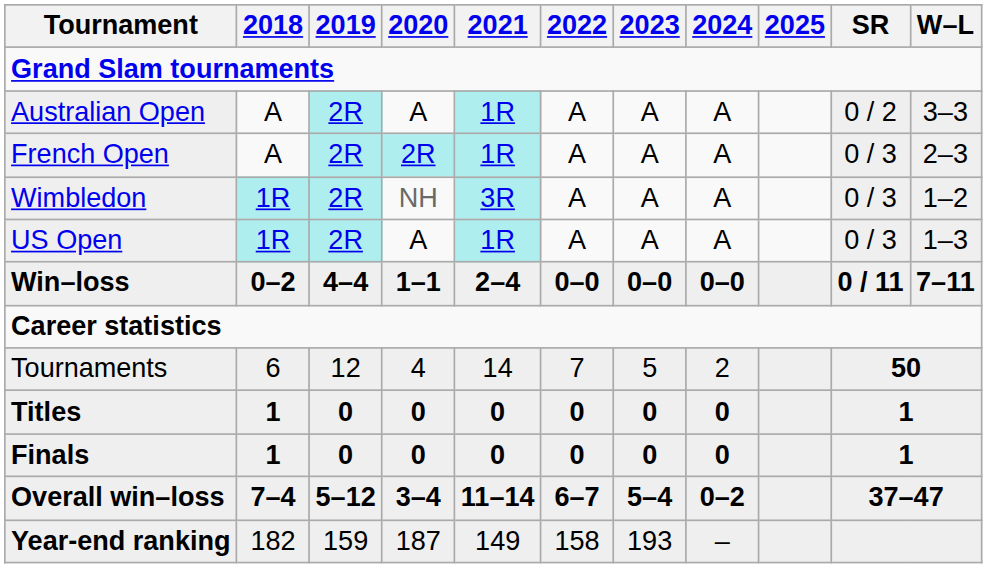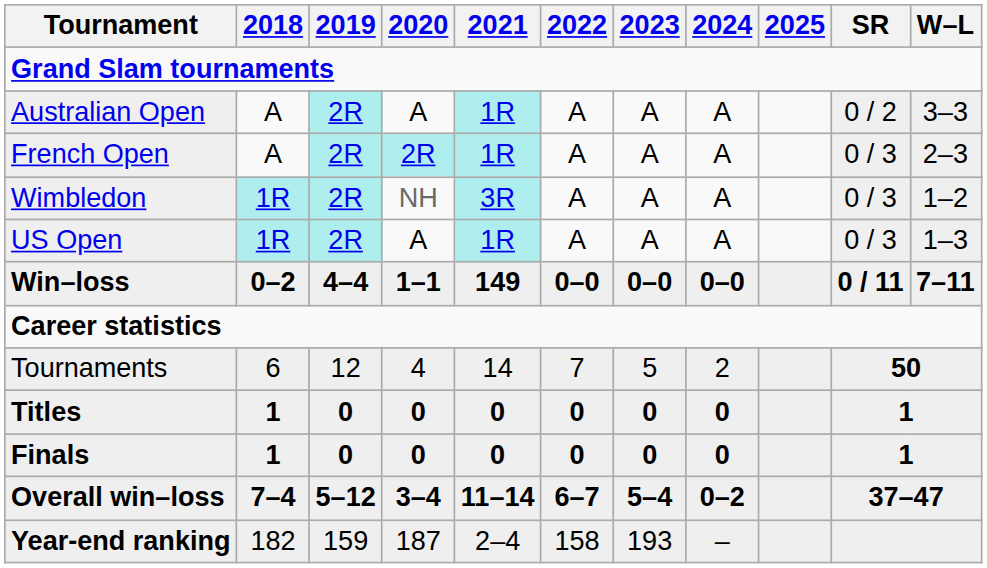(498, 283) 2–4 -> (498, 283) 149
(498, 540) 149 -> (498, 540) 2–4
